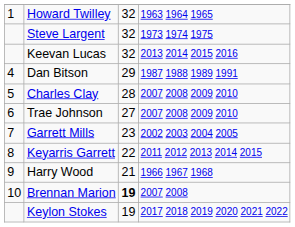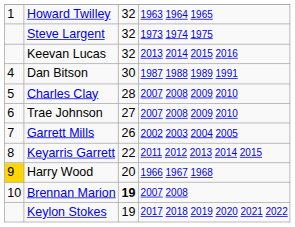(128, 73) 29 -> (128, 73) 30
(128, 133) 23 -> (128, 133) 26
(11, 172) no background -> (11, 172) gold background
(128, 172) 21 -> (128, 172) 20
